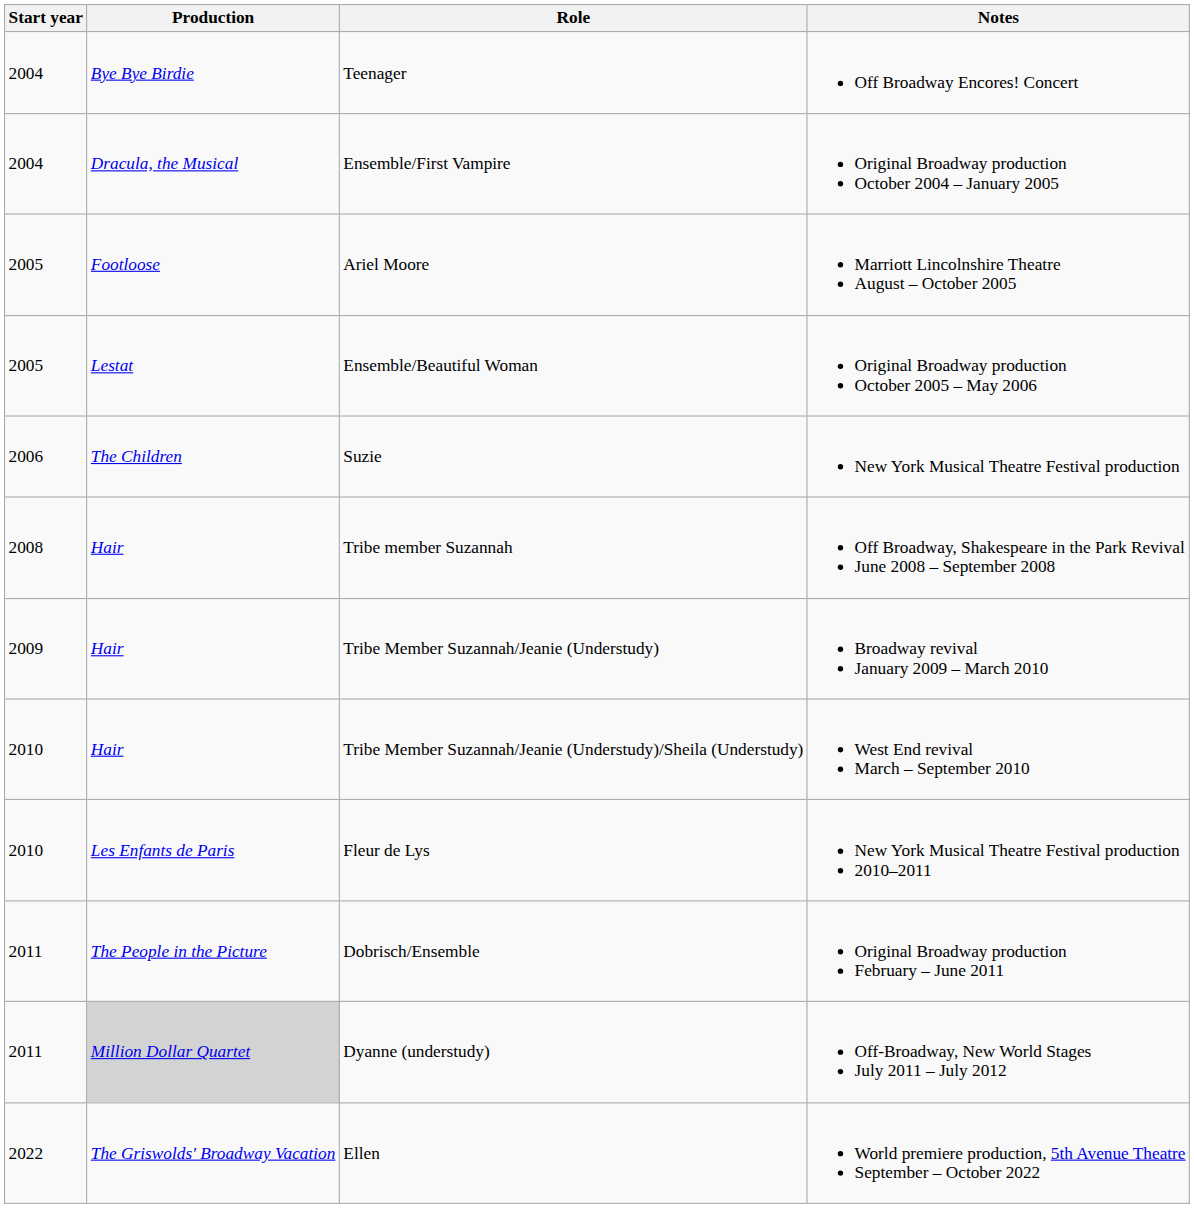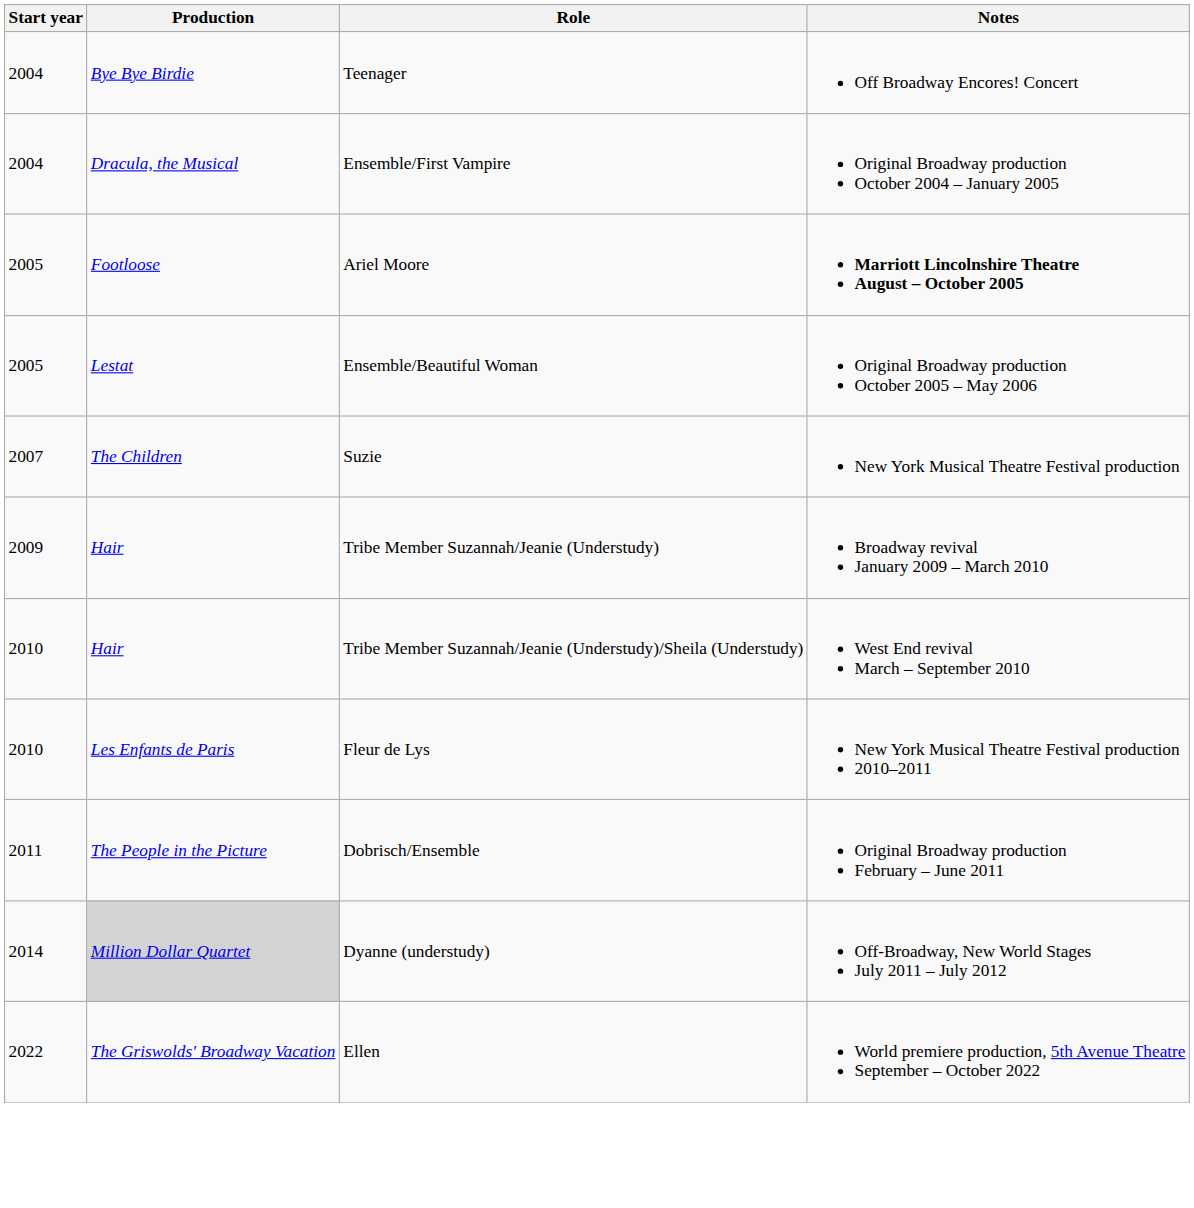(998, 274) normal -> (998, 274) bold
(26, 456) 2006 -> (26, 456) 2007
- row: (428, 547)
(25, 1051) 2011 -> (26, 951) 2014
